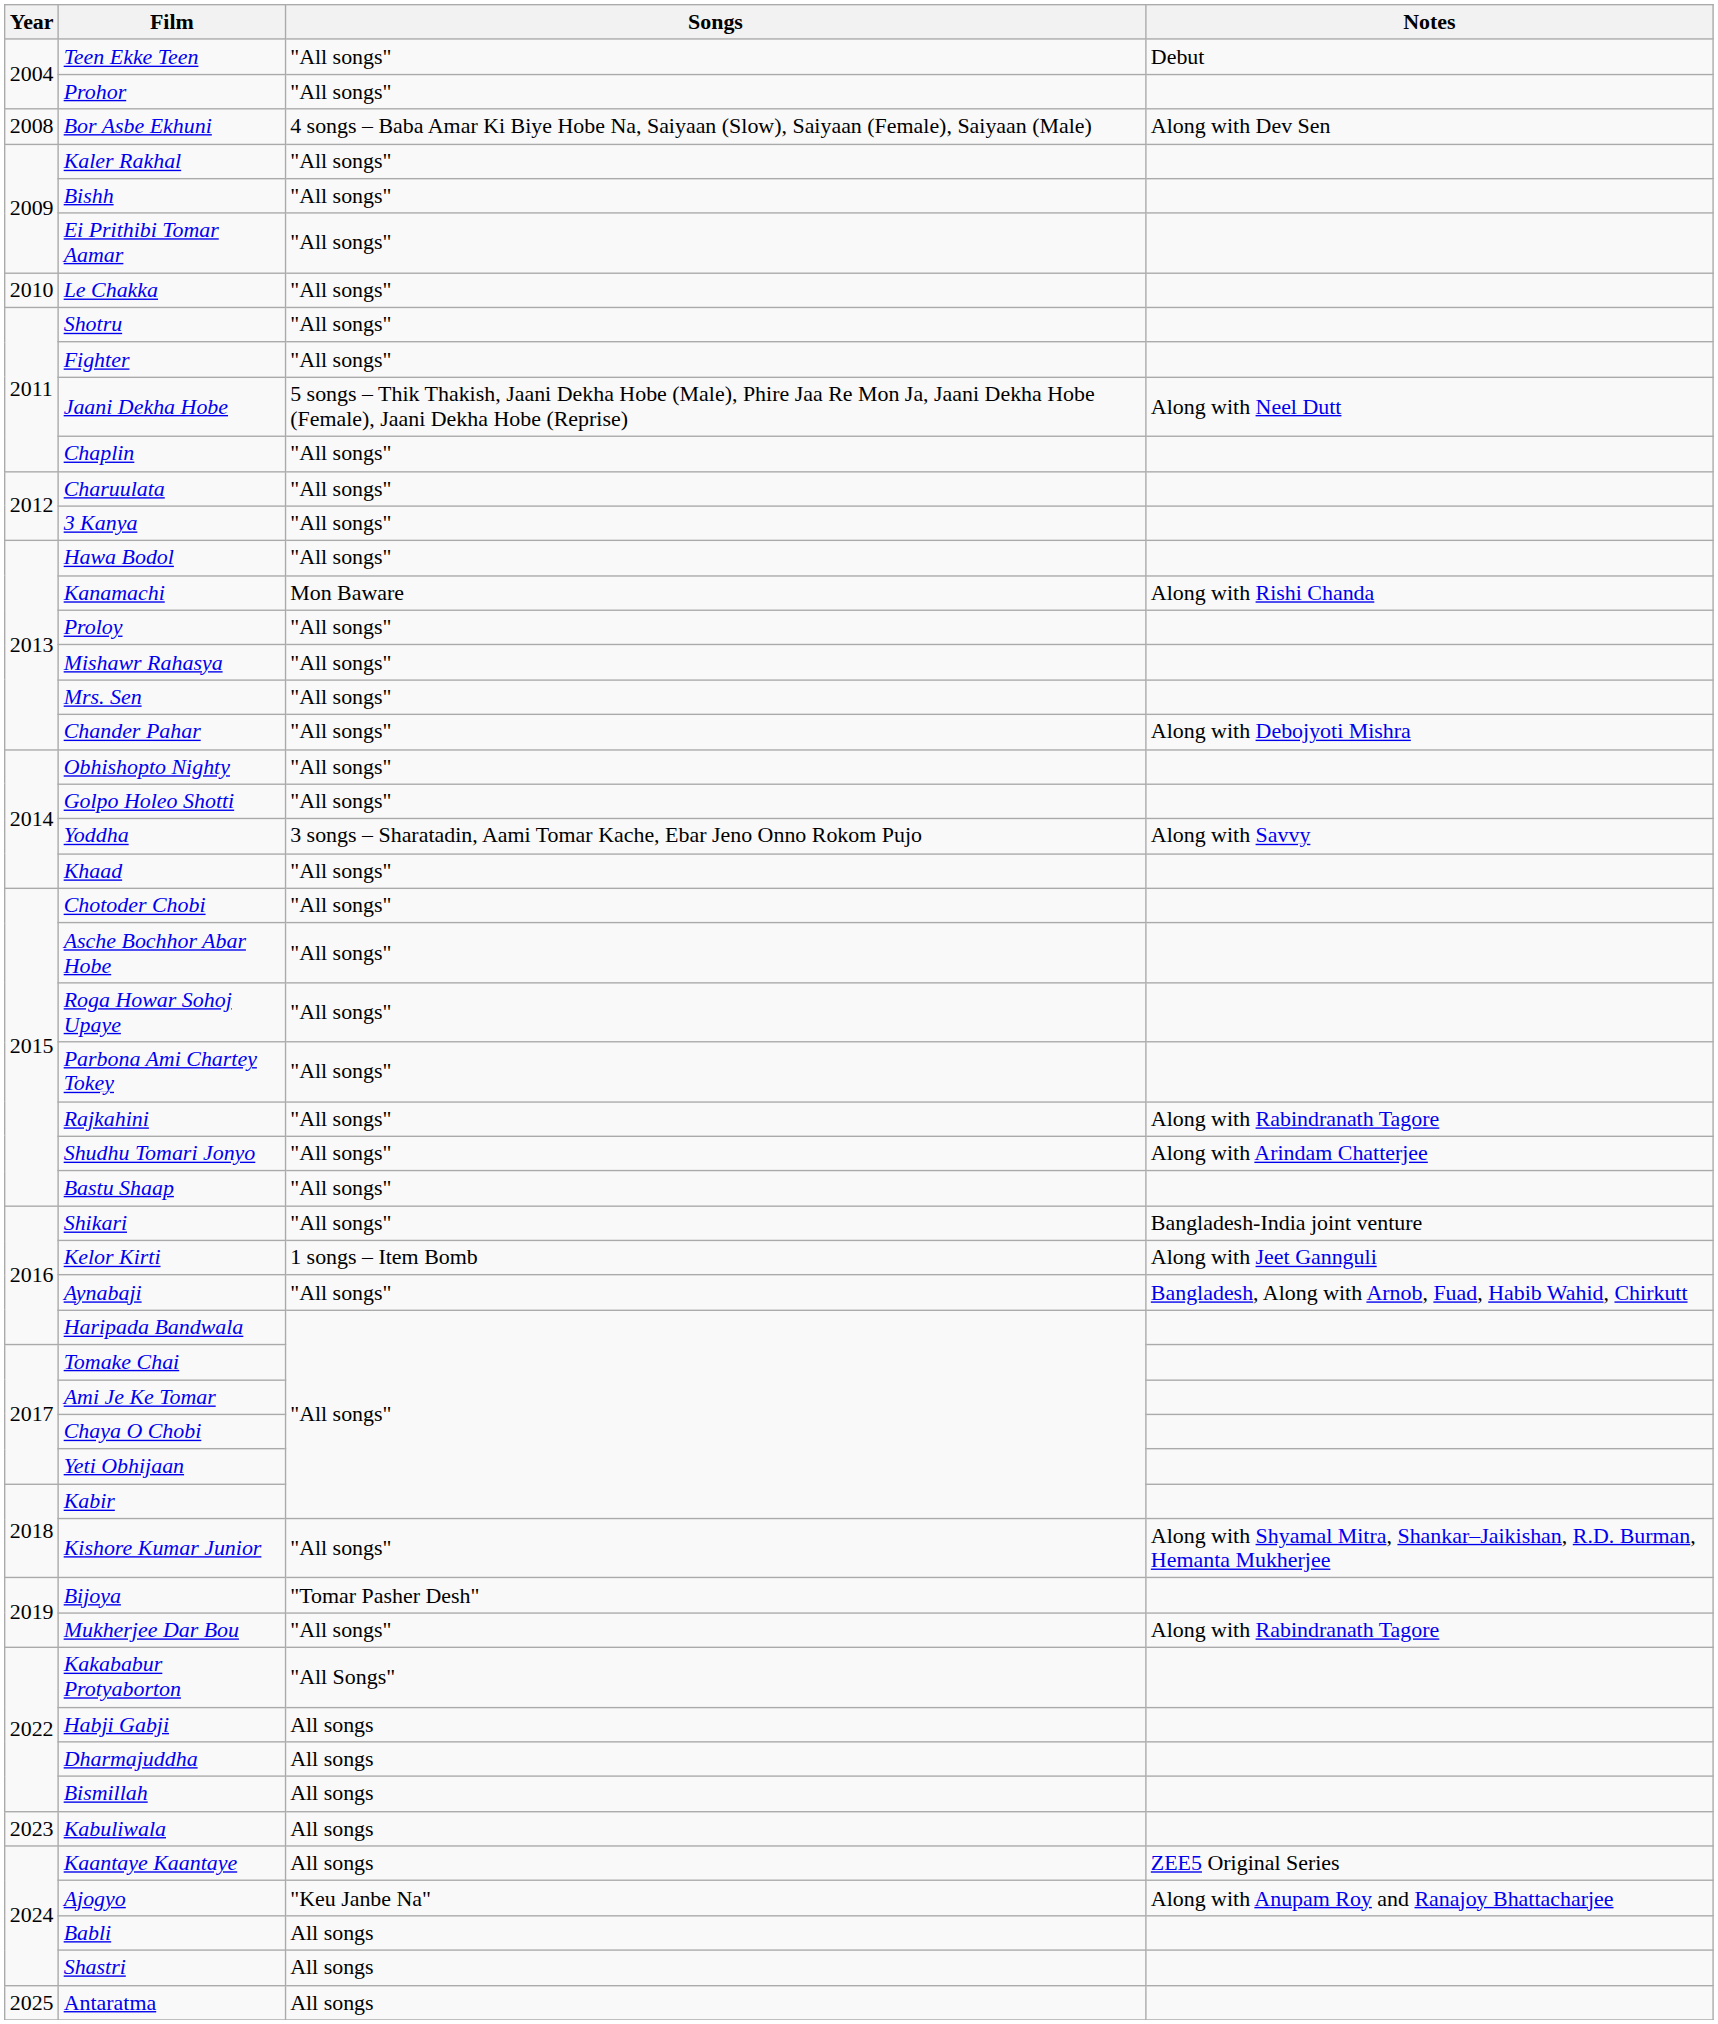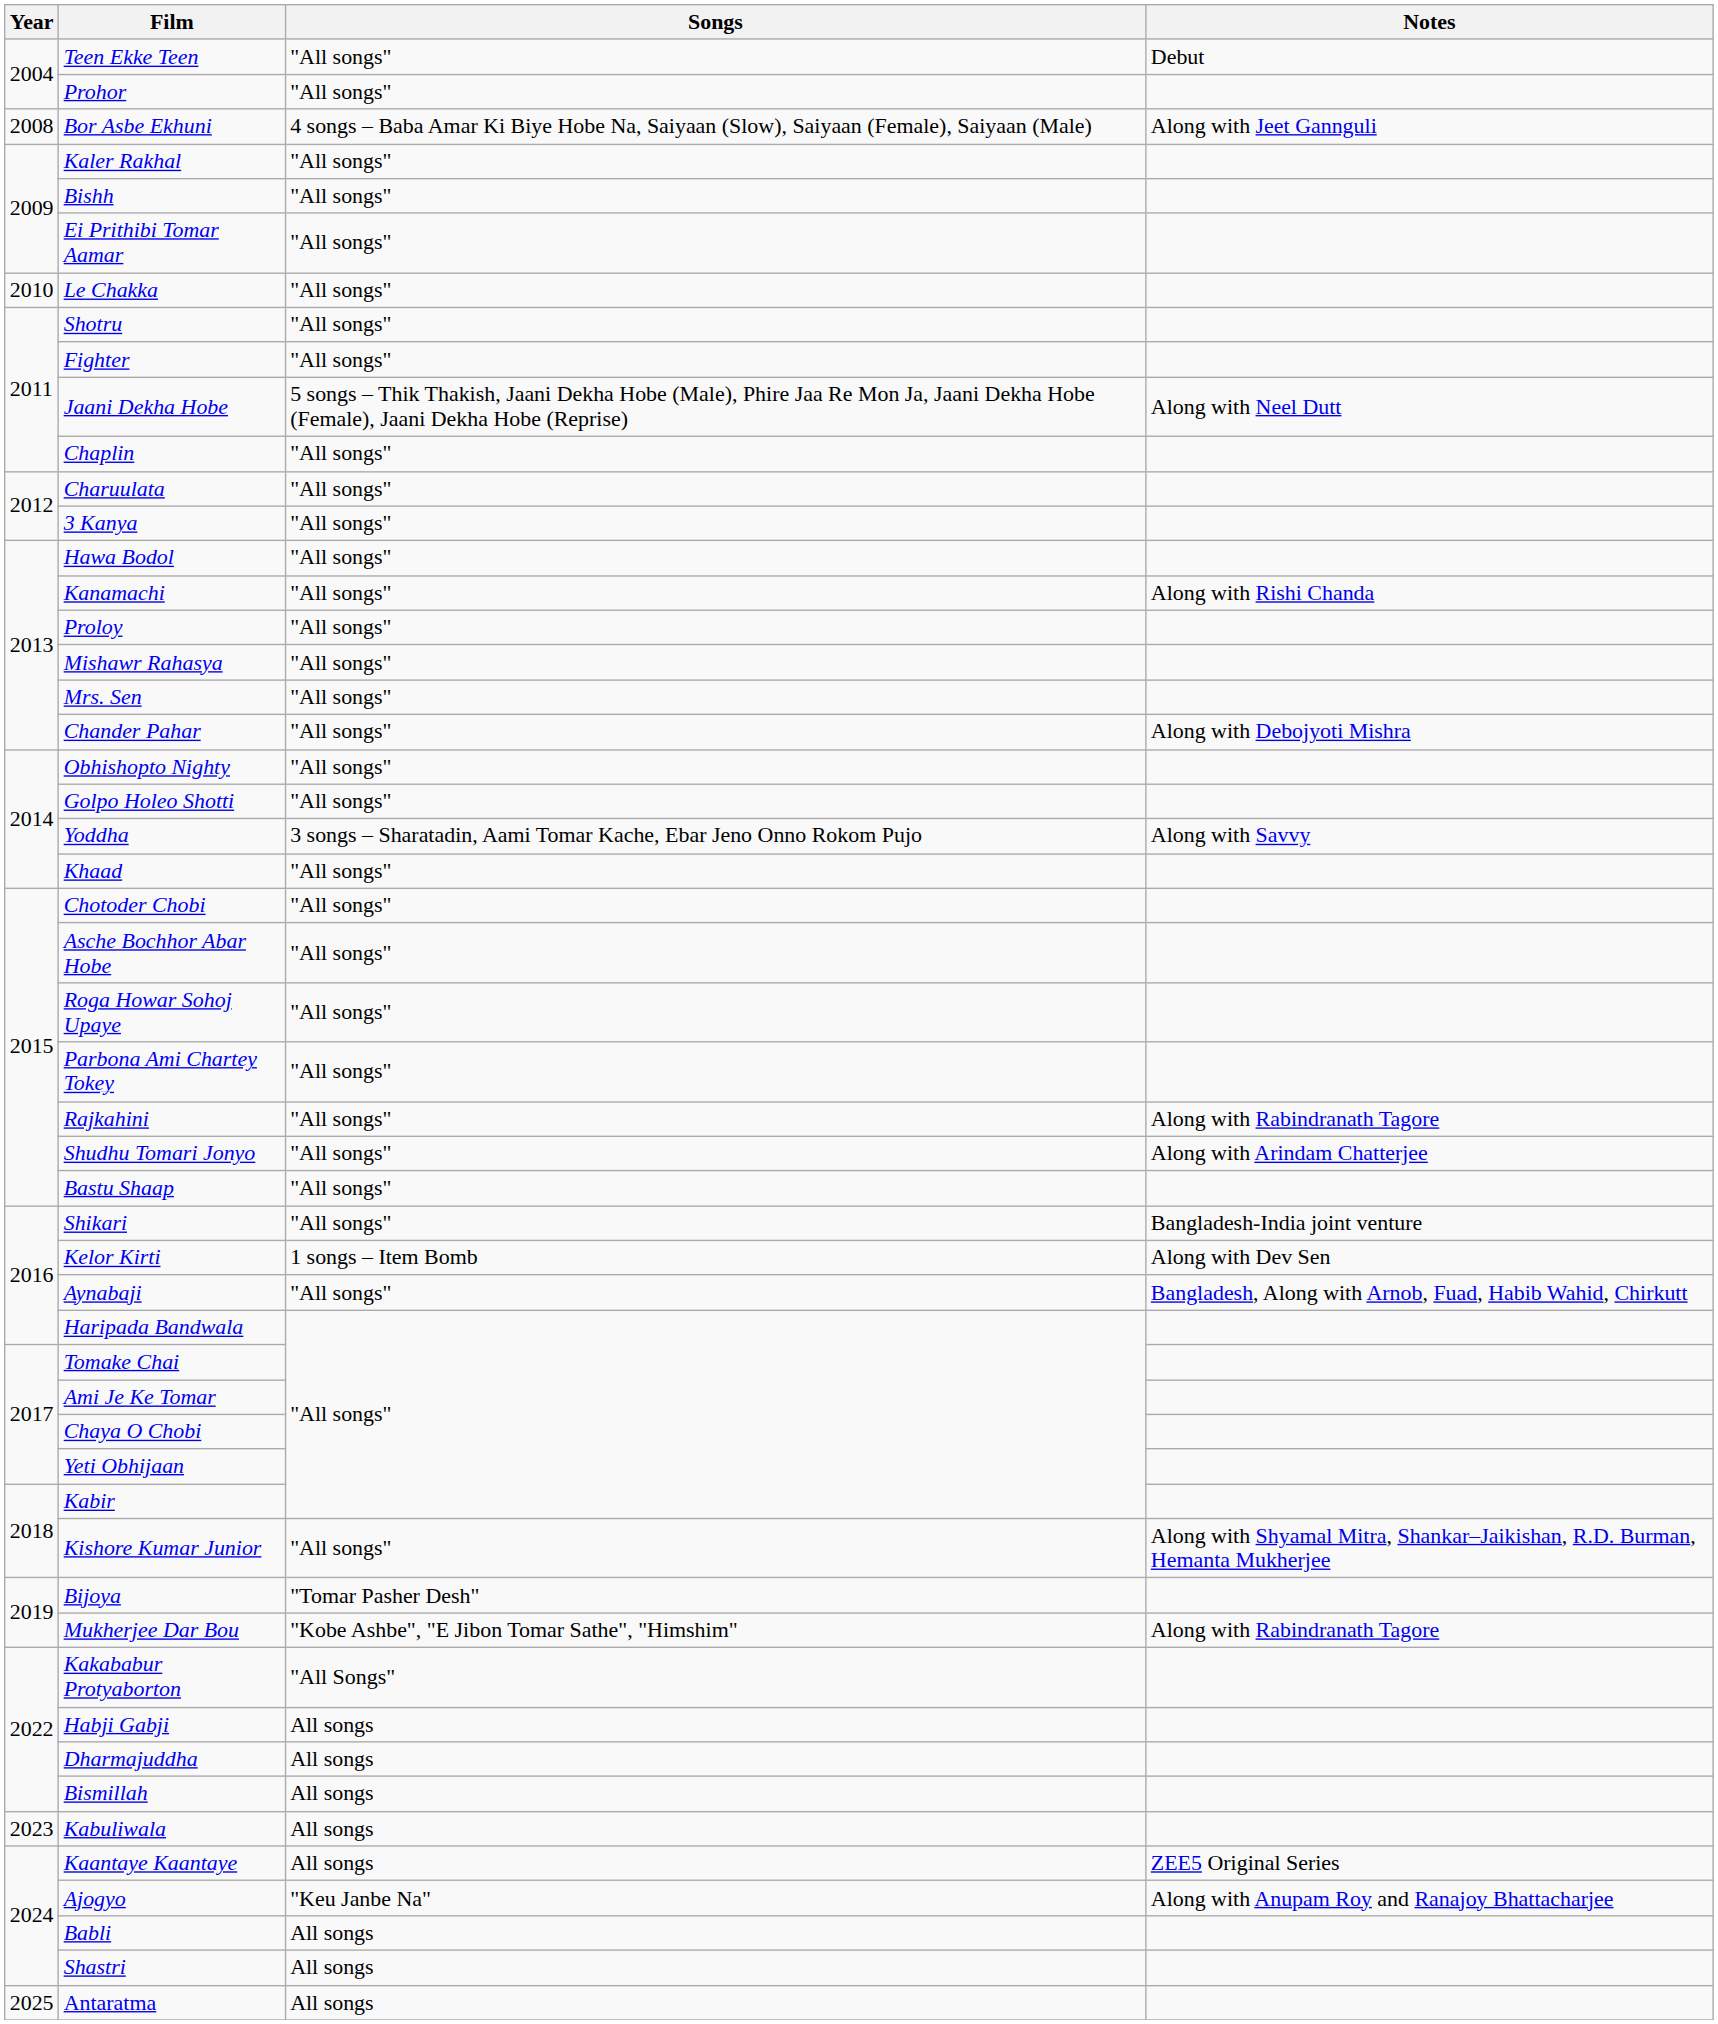(1241, 126) Along with Dev Sen -> (1264, 126) Along with Jeet Gannguli
(347, 592) Mon Baware -> (341, 592) "All songs"
(1264, 1257) Along with Jeet Gannguli -> (1241, 1257) Along with Dev Sen
(341, 1629) "All songs" -> (514, 1629) "Kobe Ashbe", "E Jibon Tomar Sathe", "Himshim"
